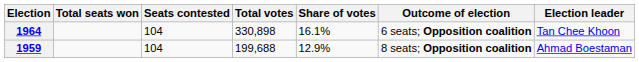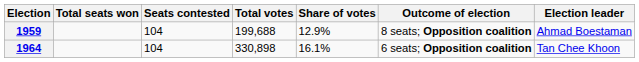rows swapped: (29, 48) <-> (29, 31)
